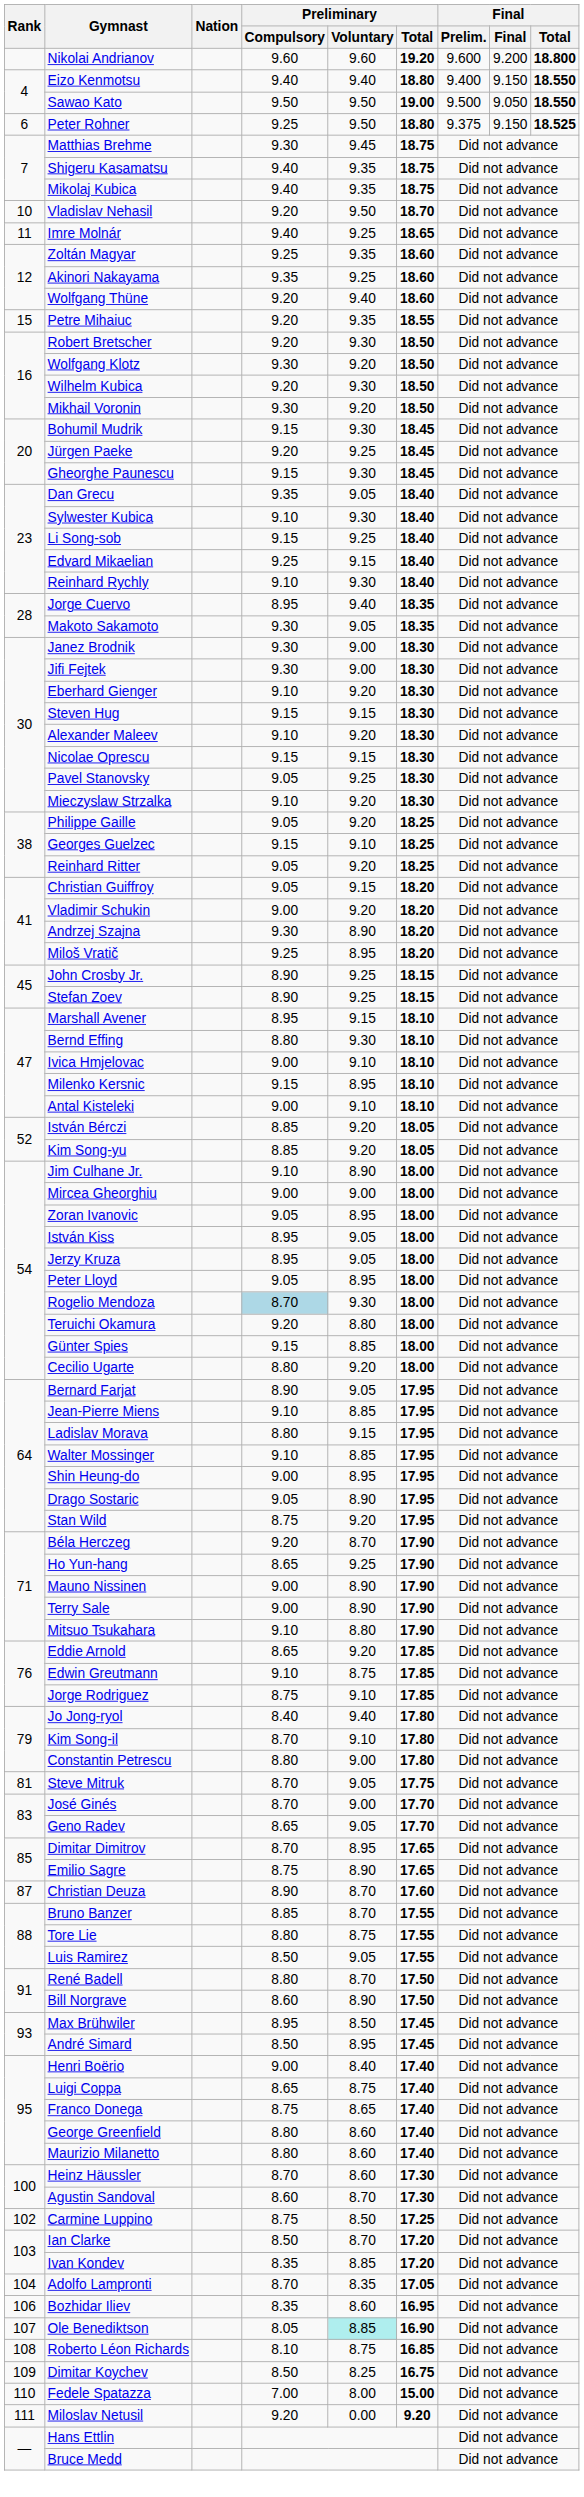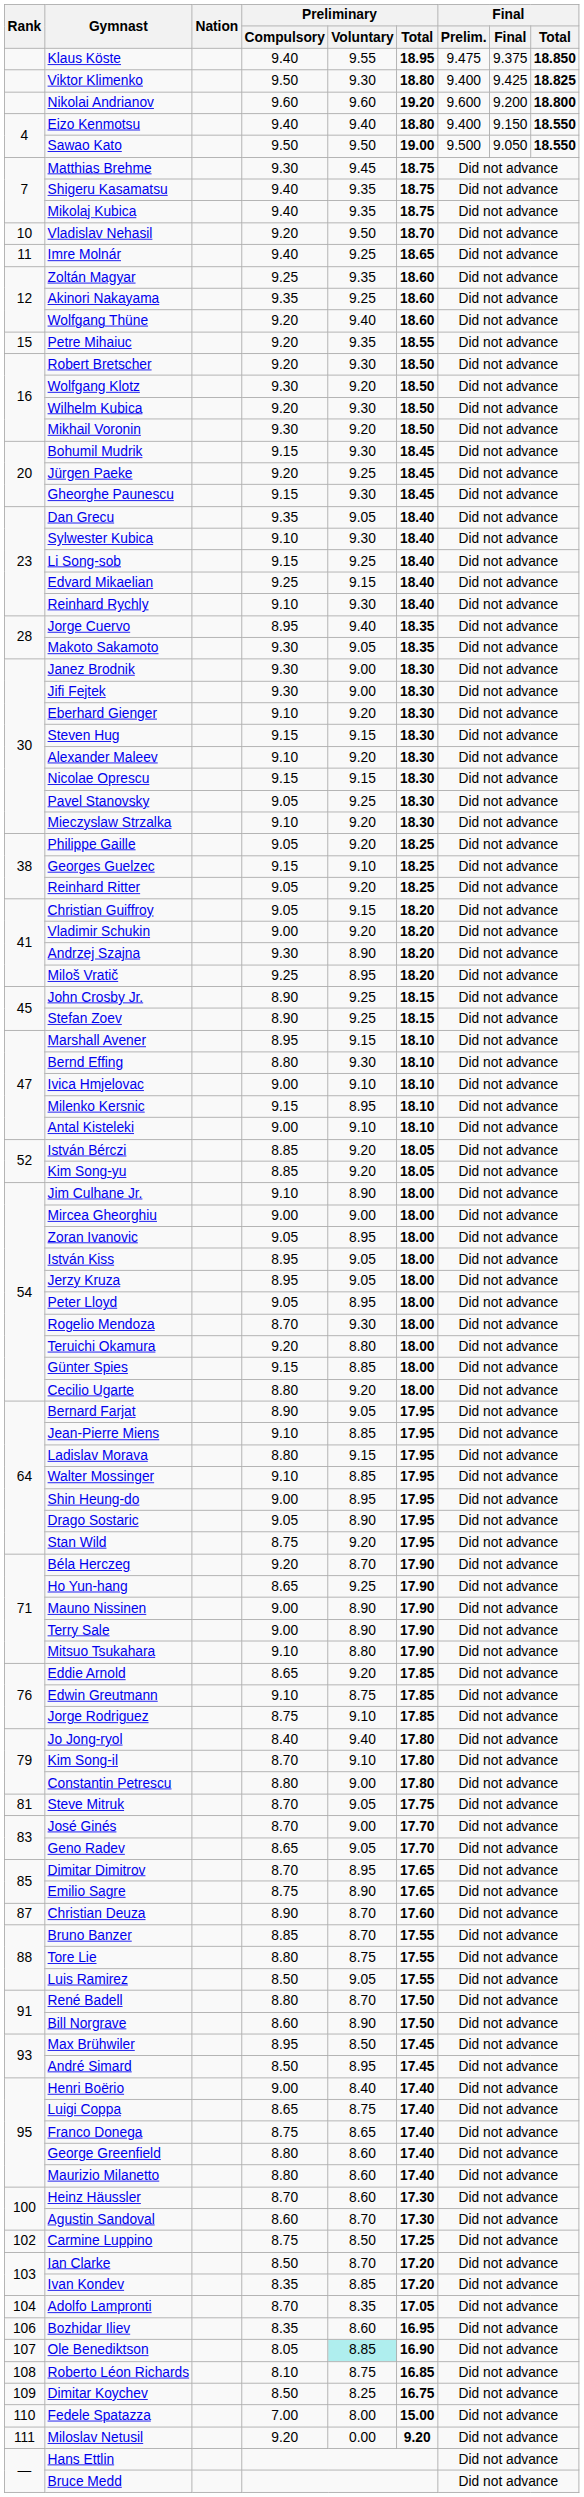+ row: (84, 59)
+ row: (95, 80)
- row: (89, 124)
(285, 1302) lightblue background -> (285, 1324) no background
